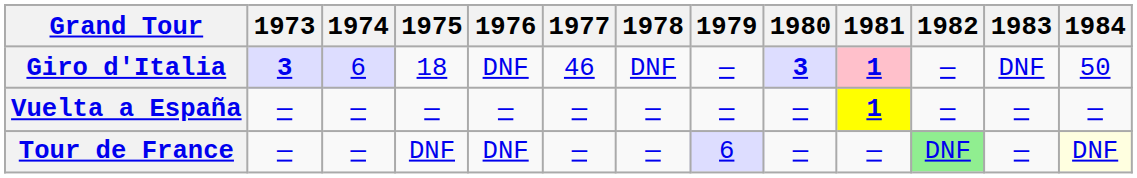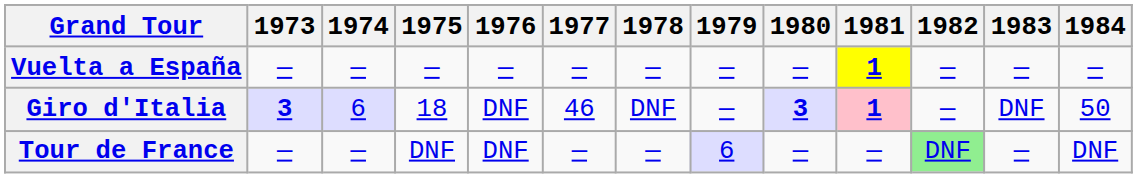rows swapped: (126, 109) <-> (126, 68)
(1095, 151) lightyellow background -> (1095, 151) no background
